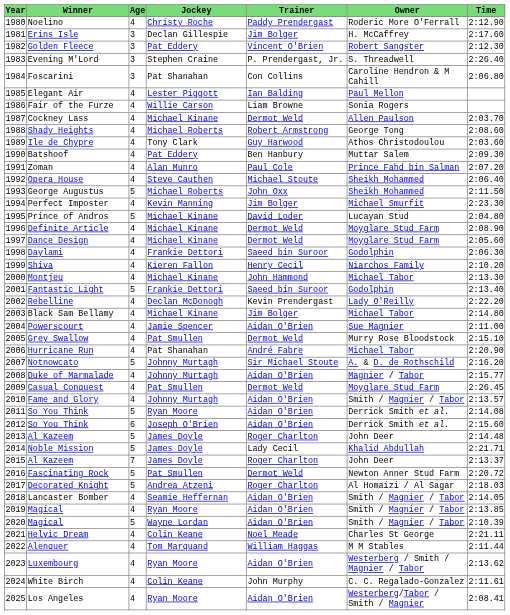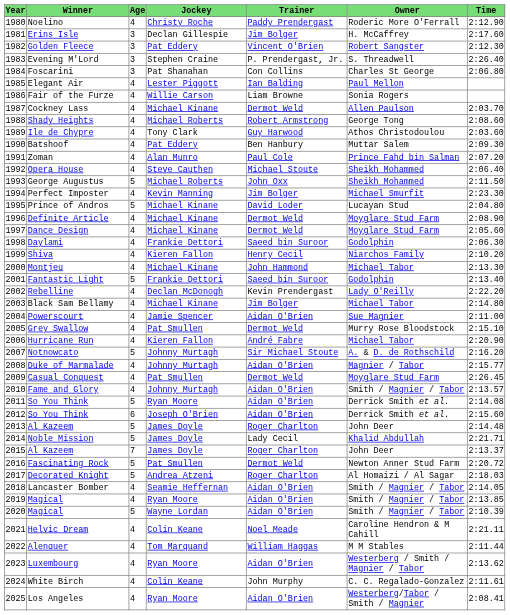(399, 77) Caroline Hendron & M Cahill -> (391, 72) Charles St George
(178, 351) Pat Shanahan -> (180, 341) Kieren Fallon
(391, 535) Charles St George -> (399, 530) Caroline Hendron & M Cahill
